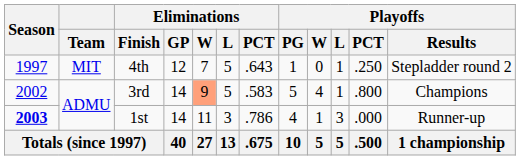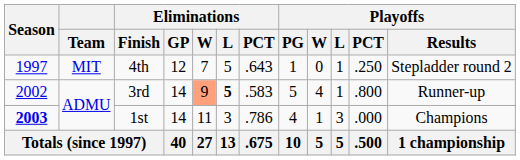(228, 92) normal -> (228, 92) bold
(451, 92) Champions -> (451, 92) Runner-up
(451, 117) Runner-up -> (451, 117) Champions
